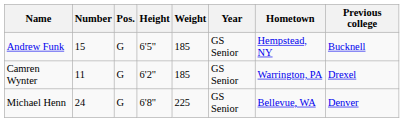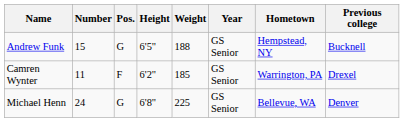(182, 46) 185 -> (182, 46) 188
(120, 74) G -> (119, 74) F
